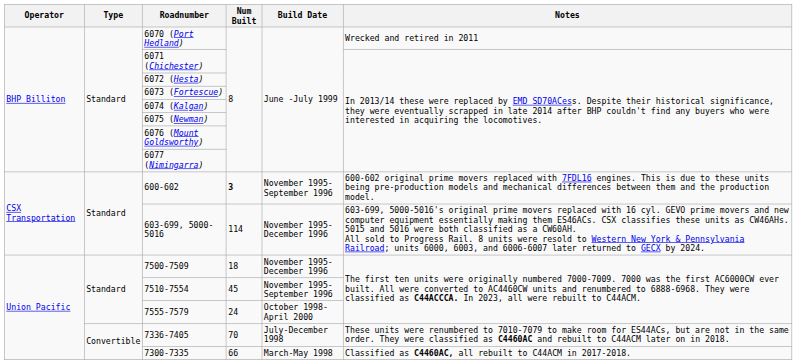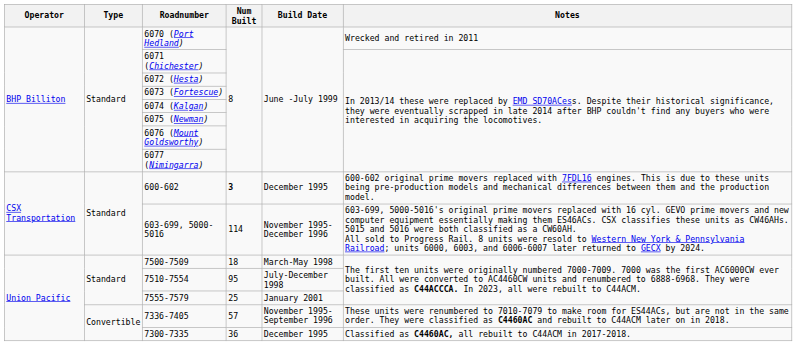(298, 188) November 1995-September 1996 -> (296, 188) December 1995
(298, 266) November 1995-December 1996 -> (298, 262) March-May 1998
(233, 289) 45 -> (233, 280) 95
(298, 289) November 1995-September 1996 -> (296, 280) July-December 1998
(233, 312) 24 -> (233, 298) 25
(296, 312) October 1998-April 2000 -> (293, 298) January 2001
(233, 335) 70 -> (233, 316) 57
(296, 335) July-December 1998 -> (298, 316) November 1995-September 1996
(233, 353) 66 -> (233, 334) 36
(298, 353) March-May 1998 -> (296, 334) December 1995
